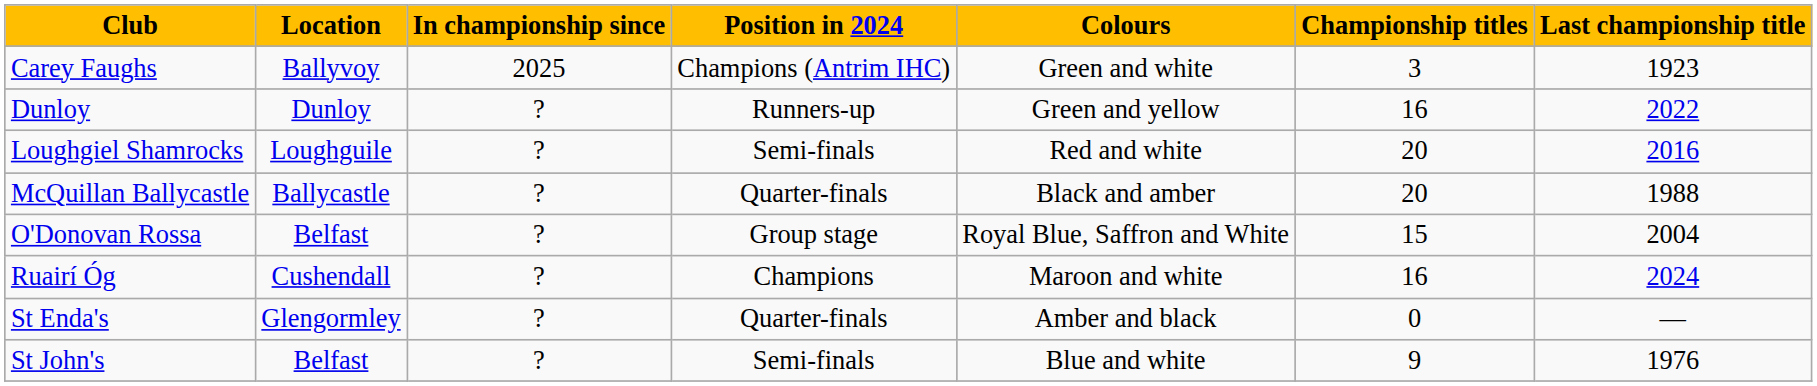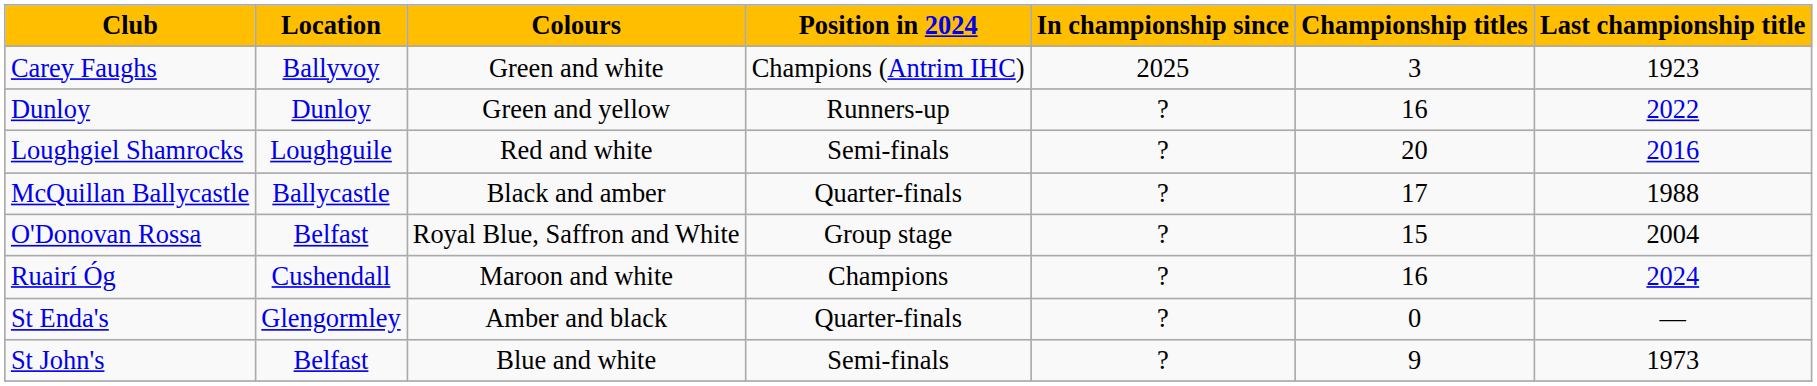columns swapped: (1126, 25) <-> (539, 25)
(1415, 192) 20 -> (1415, 192) 17
(1673, 360) 1976 -> (1673, 360) 1973
